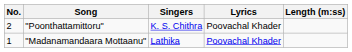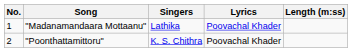rows swapped: (86, 41) <-> (65, 26)
